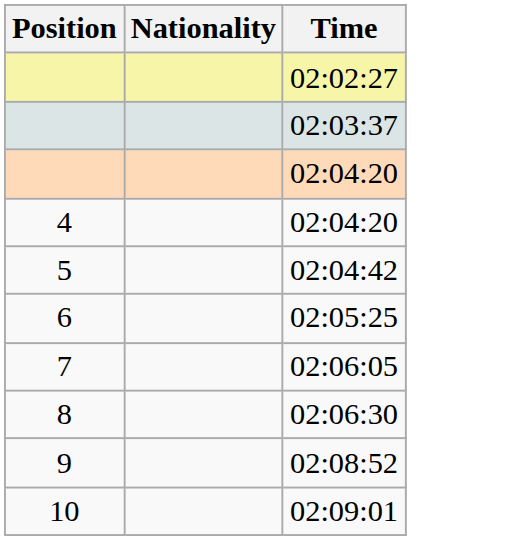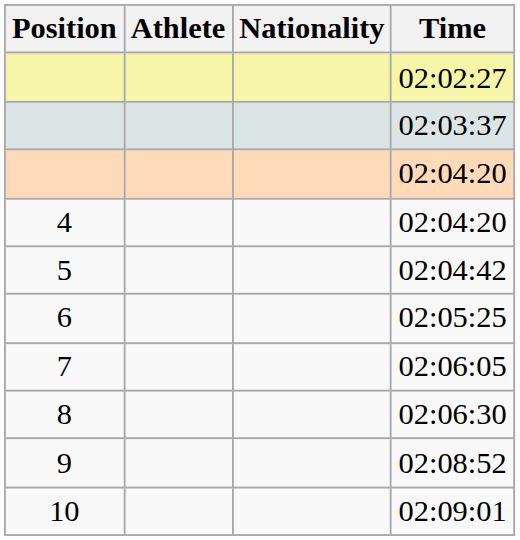+ column: (178, 28)
